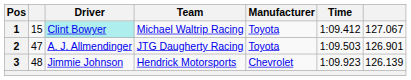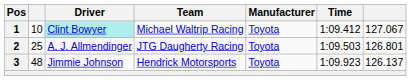(37, 29) 15 -> (37, 29) 10
(37, 46) 47 -> (37, 46) 25
(384, 46) 126.901 -> (384, 46) 126.801
(271, 63) Chevrolet -> (264, 63) Toyota
(384, 63) 126.139 -> (384, 63) 126.137
